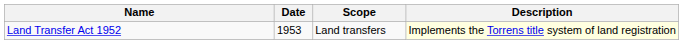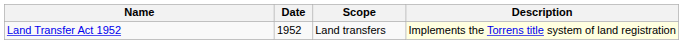(289, 30) 1953 -> (289, 30) 1952
